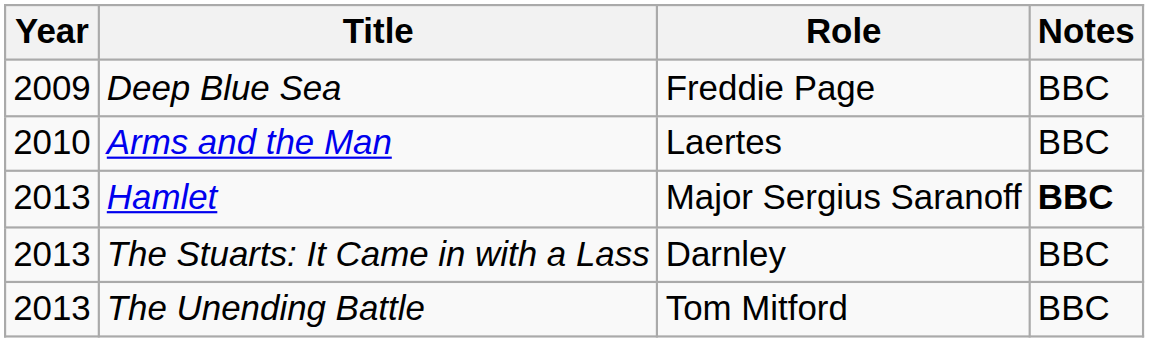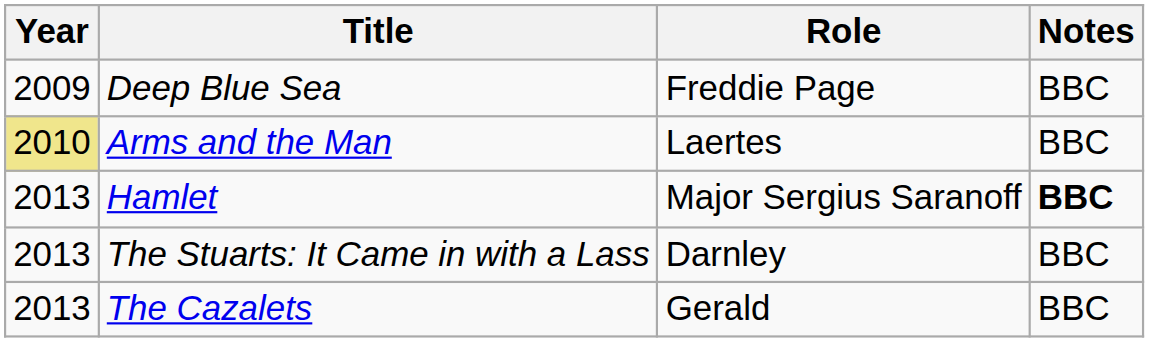(52, 142) no background -> (52, 142) khaki background
+ row: (210, 308)
- row: (266, 308)
